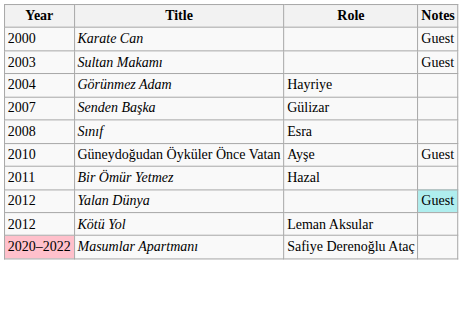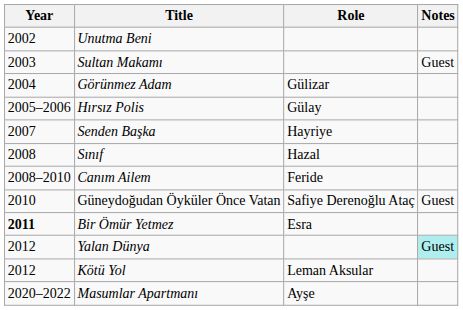- row: (110, 38)
+ row: (115, 38)
(310, 84) Hayriye -> (308, 84) Gülizar
+ row: (111, 108)
(308, 108) Gülizar -> (310, 131) Hayriye
(300, 131) Esra -> (304, 154) Hazal
+ row: (114, 177)
(301, 154) Ayşe -> (351, 200) Safiye Derenoğlu Ataç
(22, 177) normal -> (21, 223) bold
(304, 177) Hazal -> (300, 223) Esra
(39, 246) pink background -> (39, 292) no background
(351, 246) Safiye Derenoğlu Ataç -> (301, 292) Ayşe
